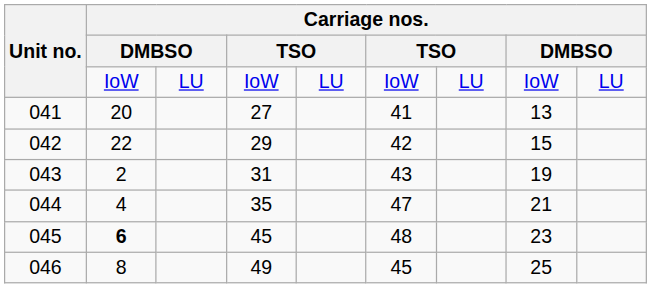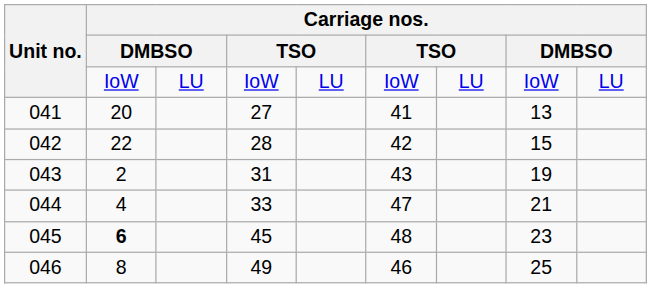(261, 143) 29 -> (261, 143) 28
(261, 205) 35 -> (261, 205) 33
(401, 267) 45 -> (401, 267) 46
